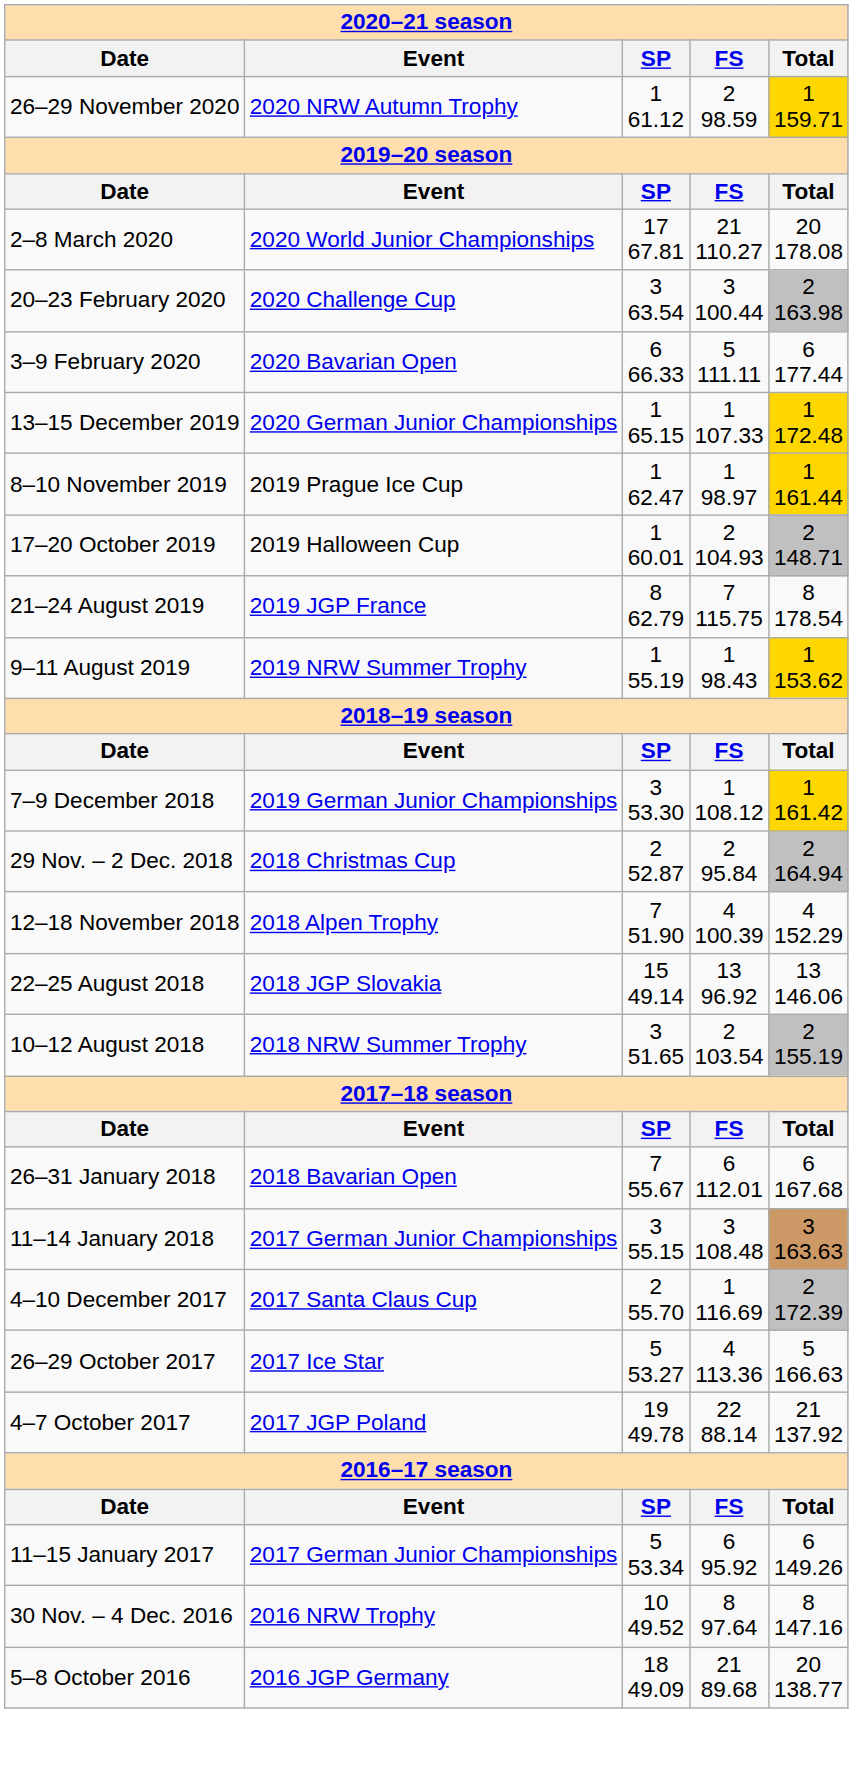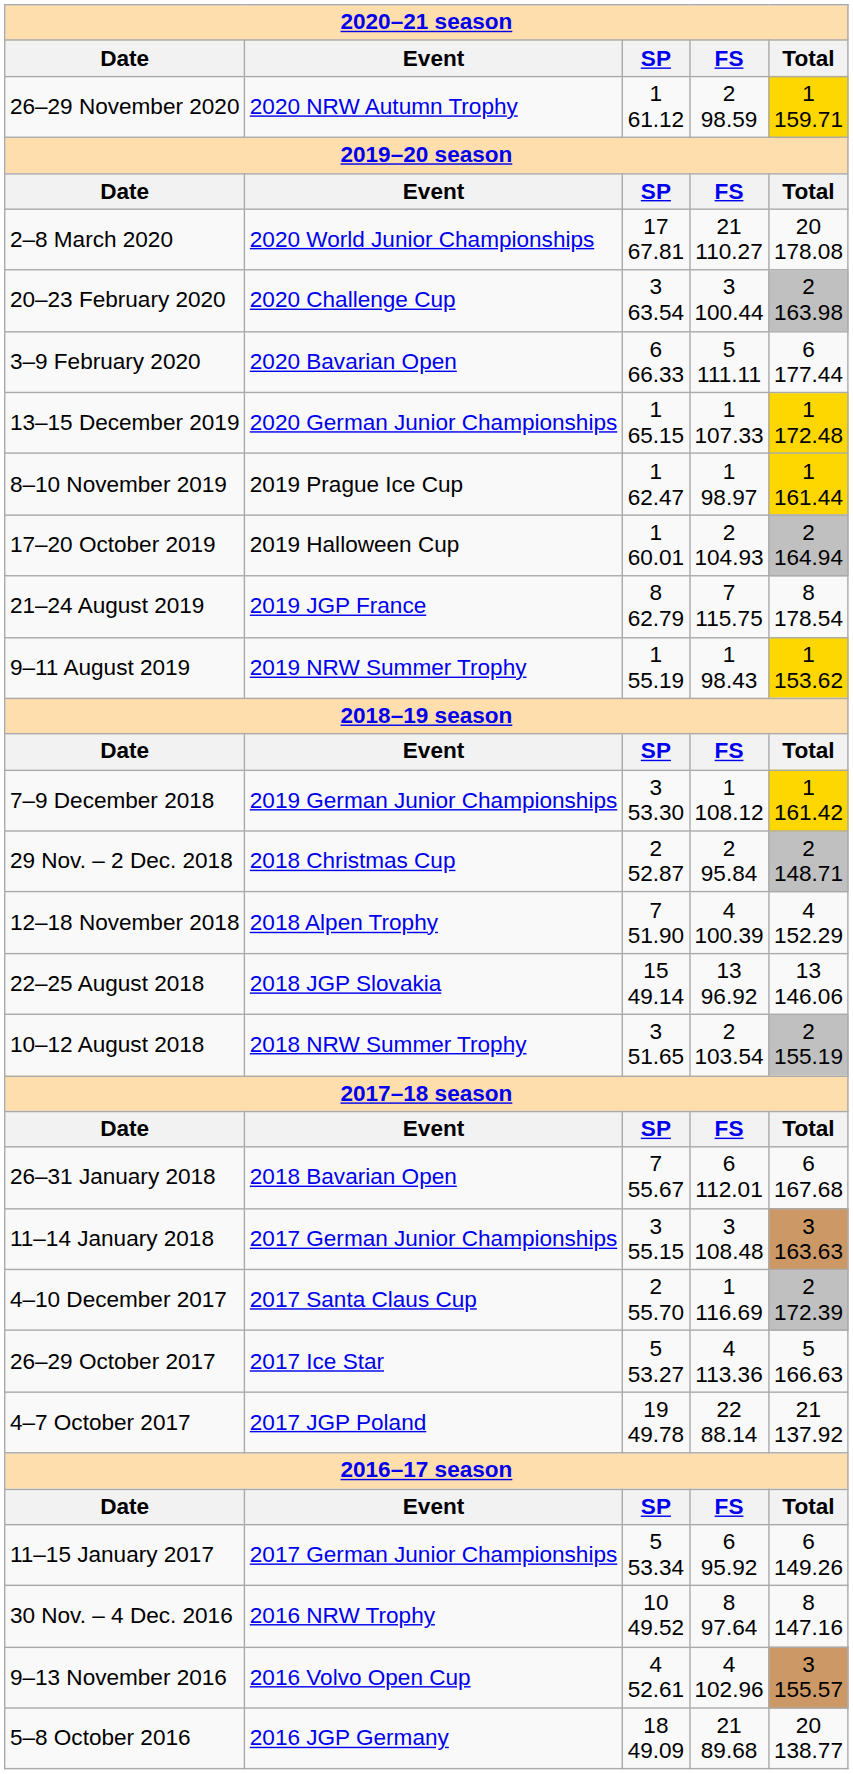(808, 545) 2 148.71 -> (808, 545) 2 164.94
(808, 861) 2 164.94 -> (808, 861) 2 148.71
+ row: (118, 1677)
